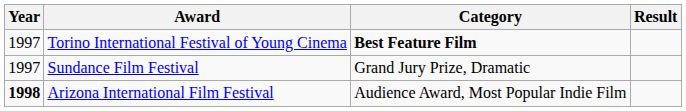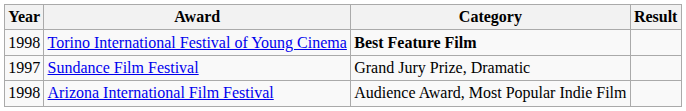(24, 42) 1997 -> (24, 42) 1998
(24, 93) bold -> (24, 93) normal
